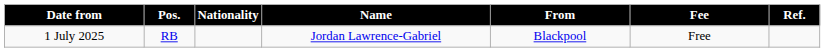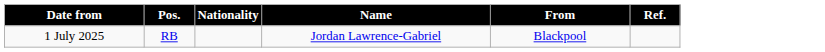- column: (699, 15)
